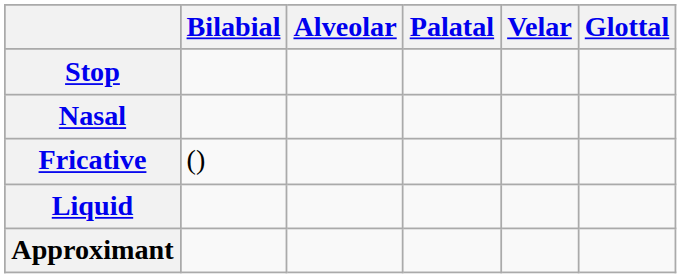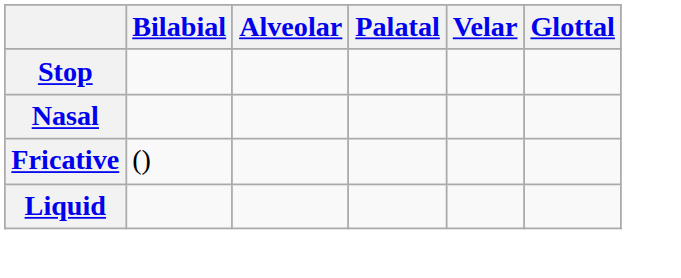- row: (92, 250)
